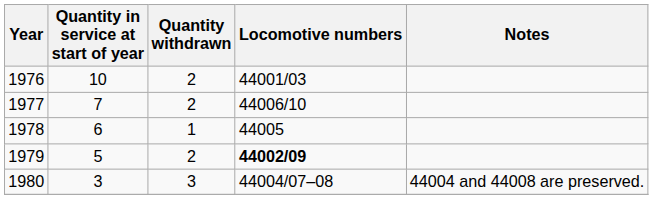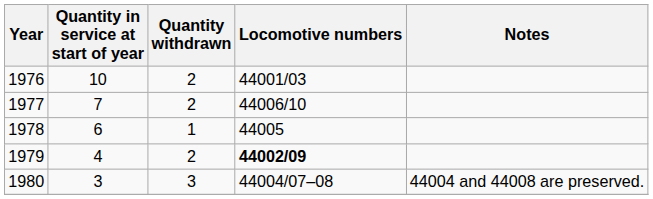(98, 156) 5 -> (98, 156) 4
